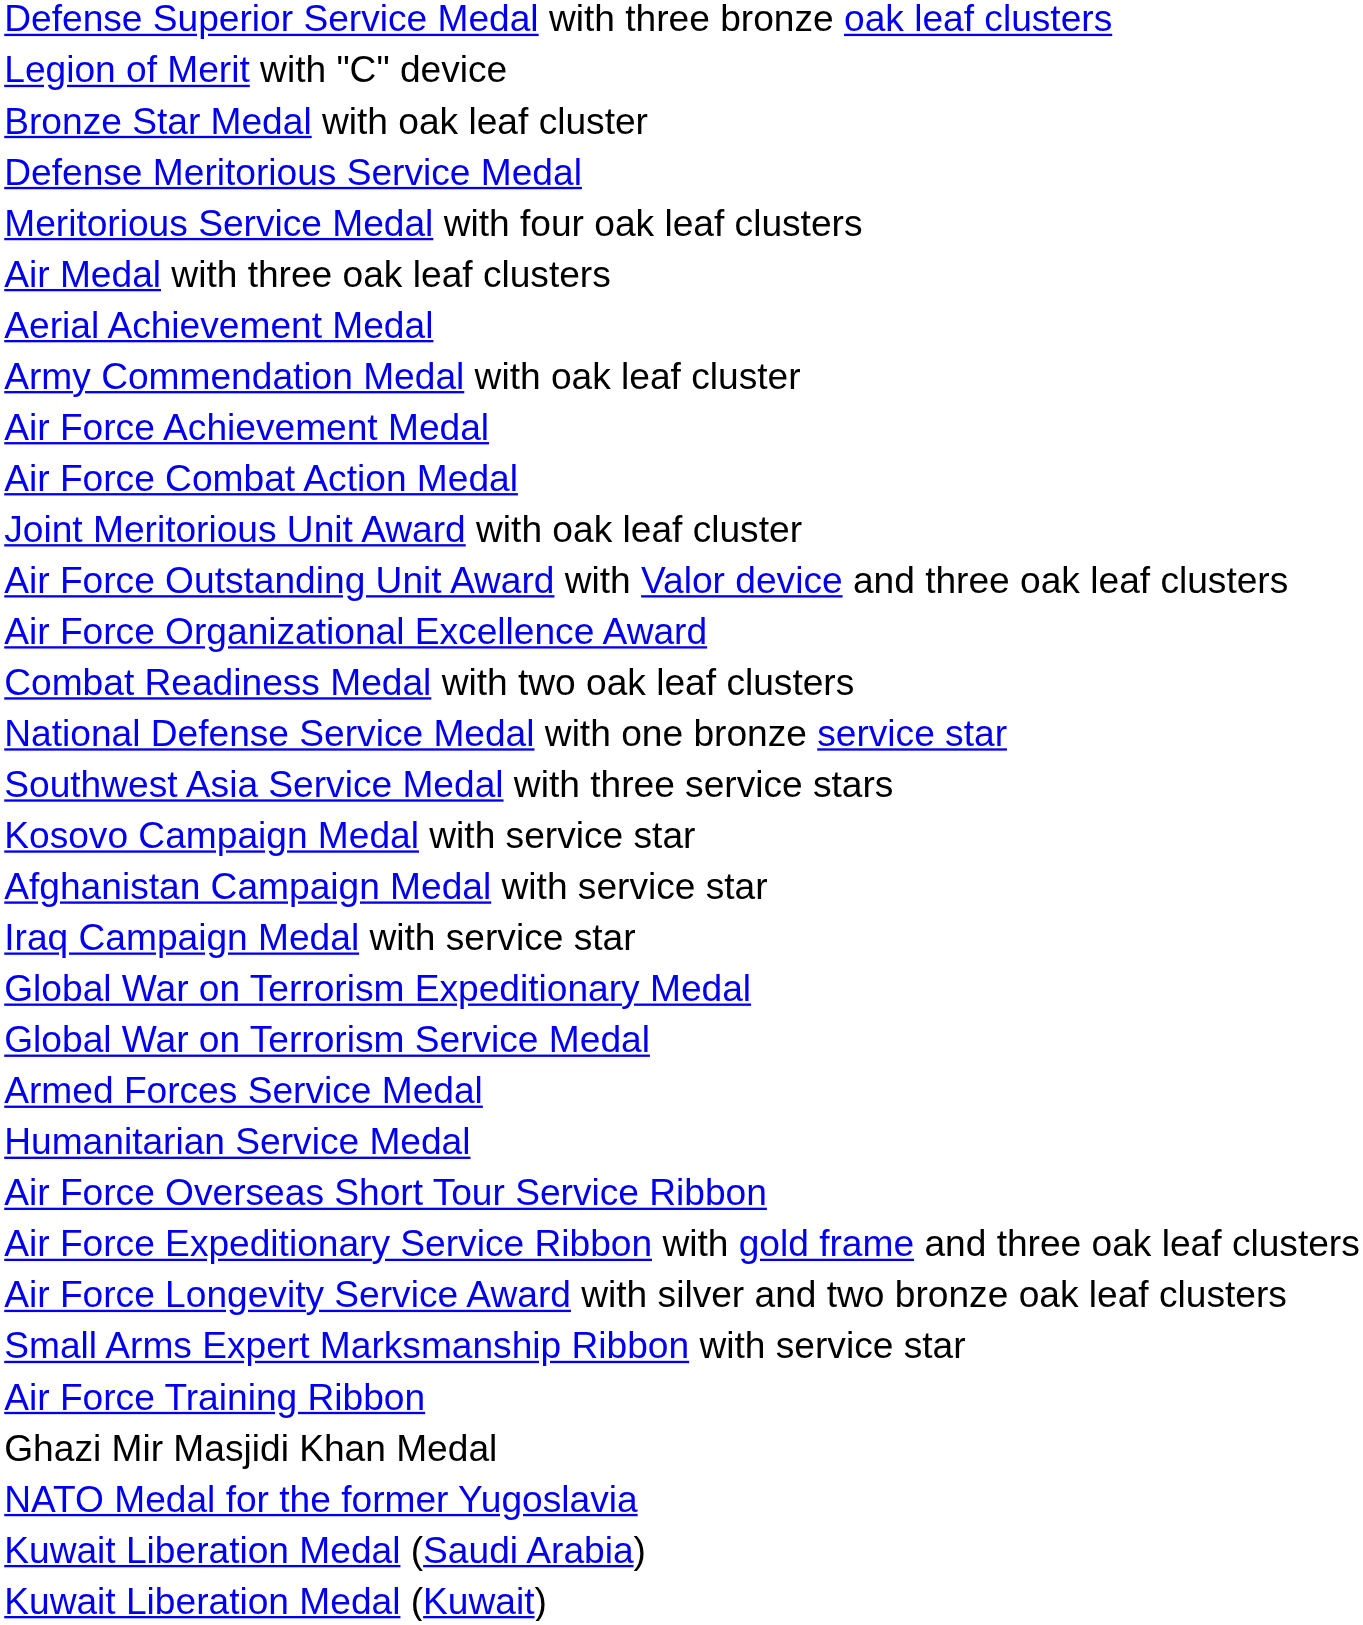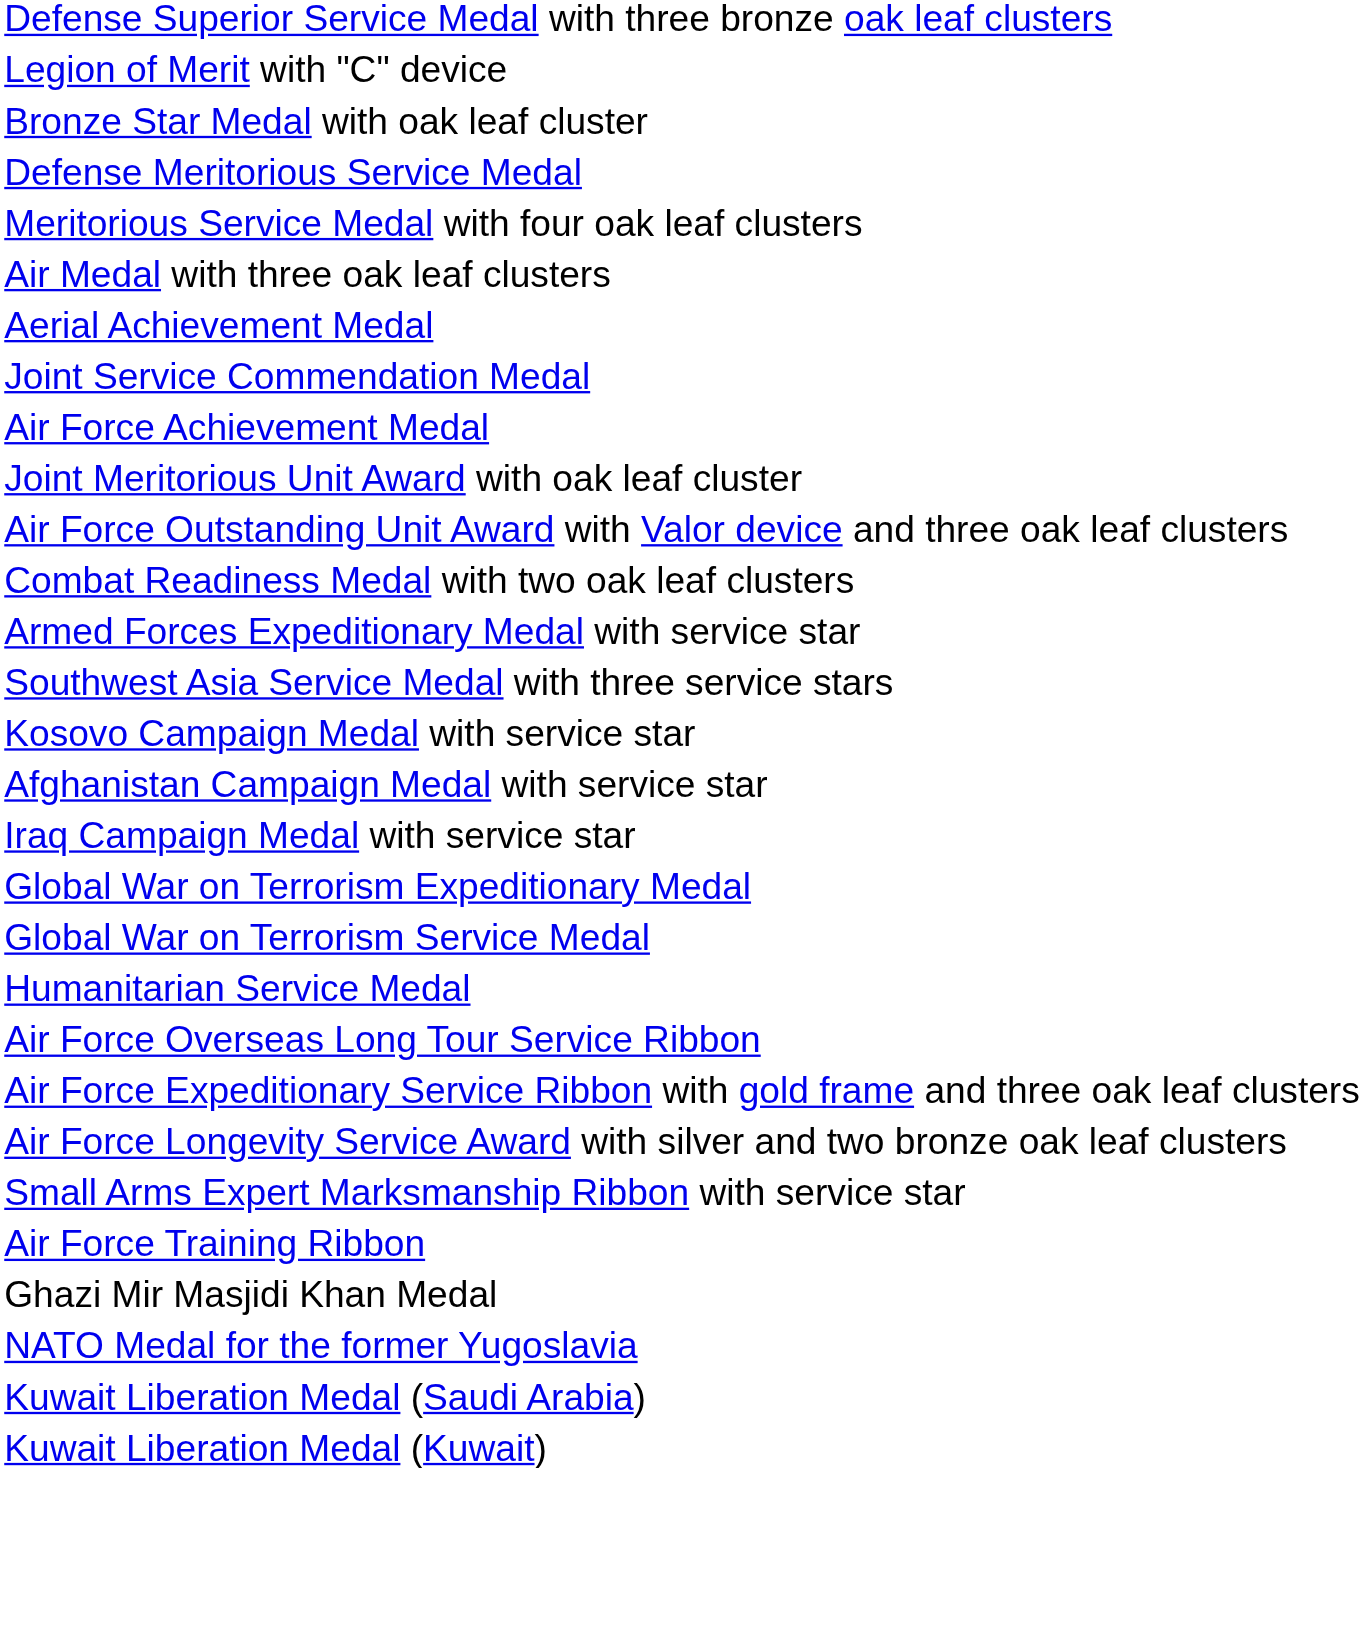+ row: (297, 376)
- row: (402, 376)
- row: (261, 478)
- row: (356, 631)
- row: (506, 733)
+ row: (432, 631)
- row: (244, 1091)
- row: (386, 1193)
+ row: (382, 1039)
